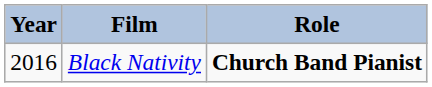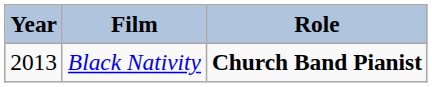(34, 62) 2016 -> (34, 62) 2013
